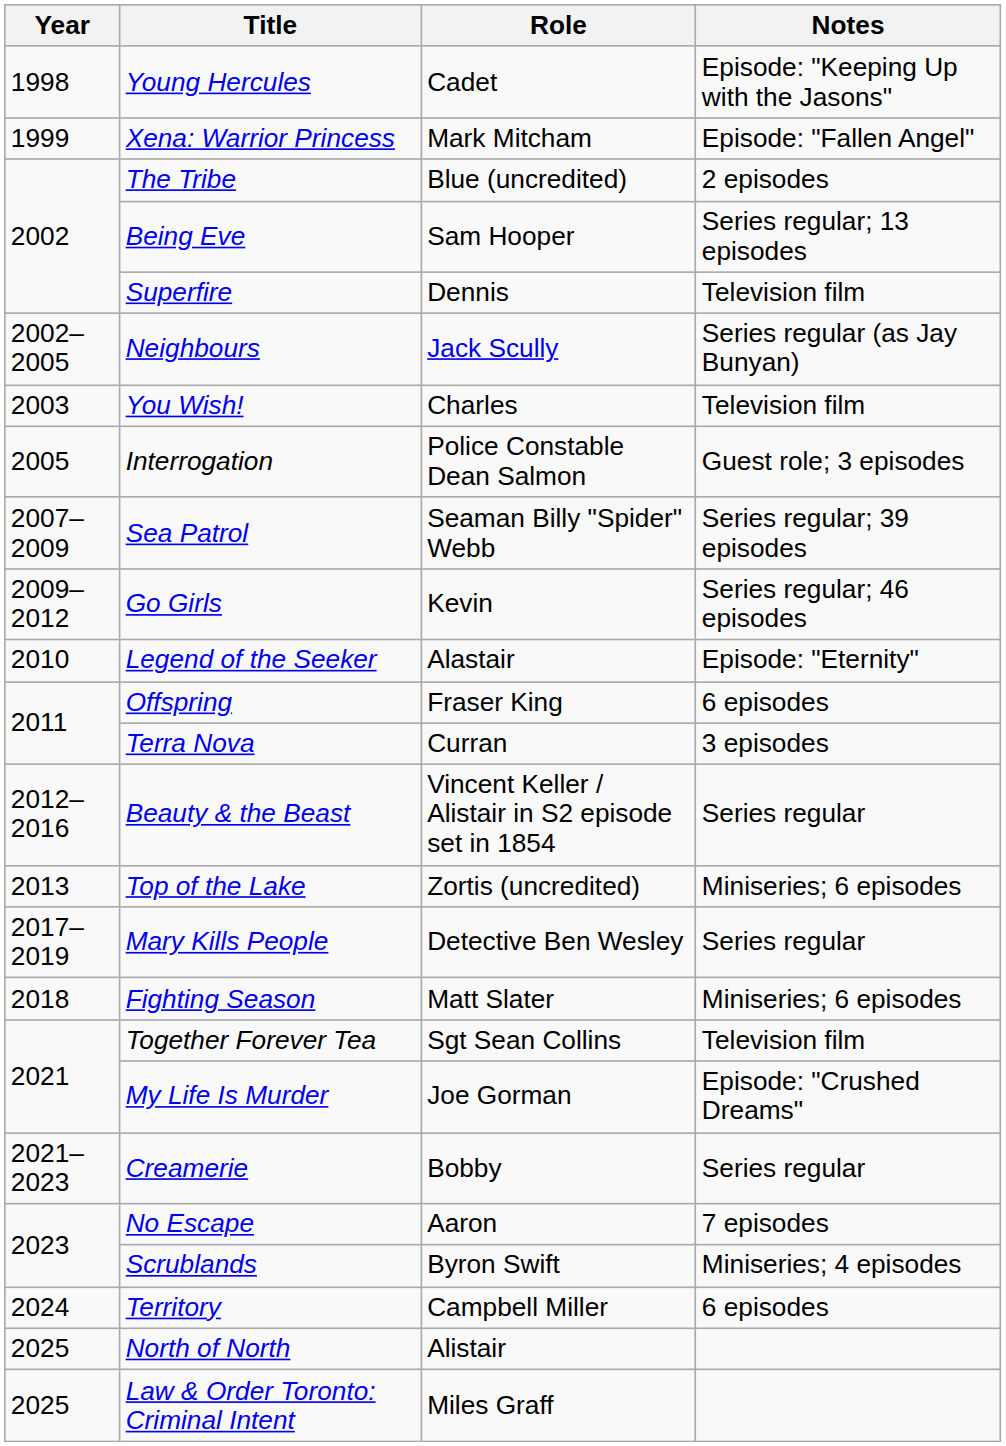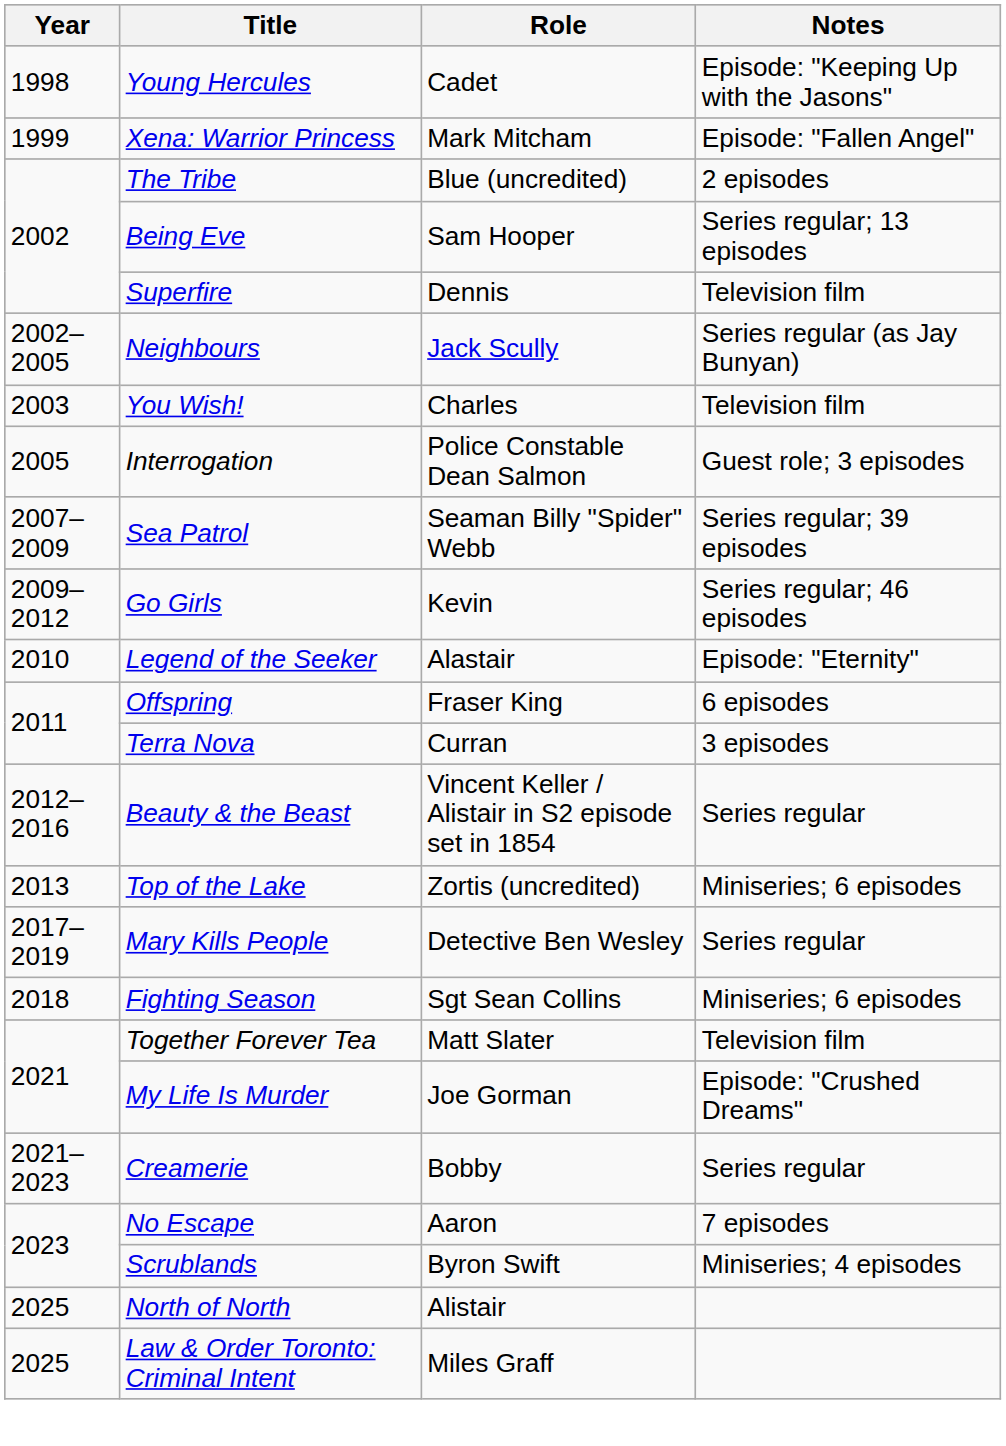(491, 998) Matt Slater -> (524, 998) Sgt Sean Collins
(524, 1040) Sgt Sean Collins -> (491, 1040) Matt Slater
- row: (173, 1307)
